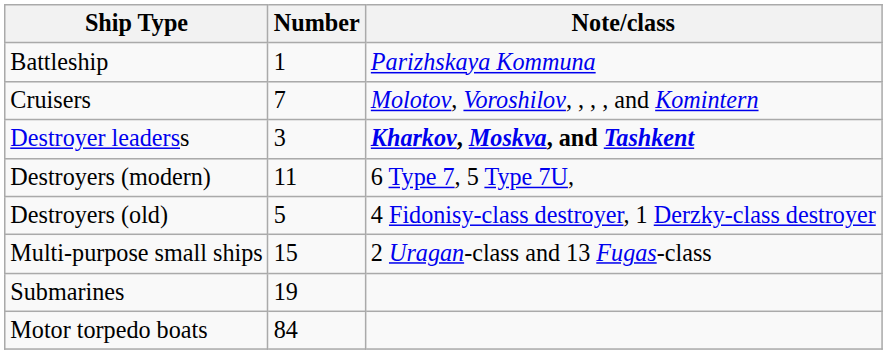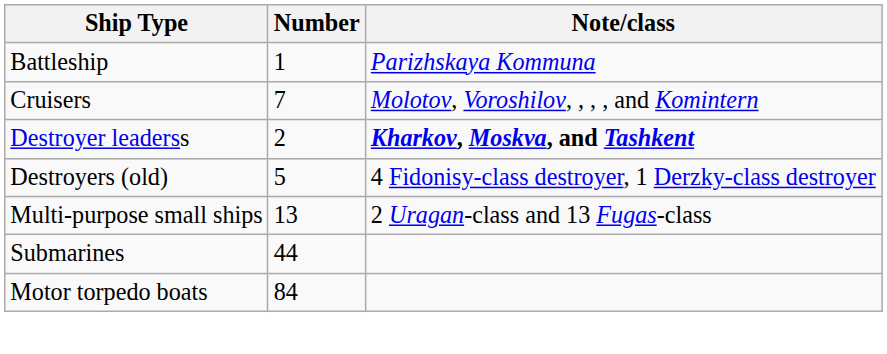(280, 138) 3 -> (280, 138) 2
- row: (111, 176)
(286, 253) 15 -> (286, 215) 13
(286, 291) 19 -> (286, 253) 44
